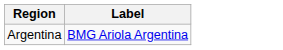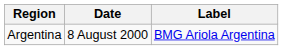+ column: (108, 14)
